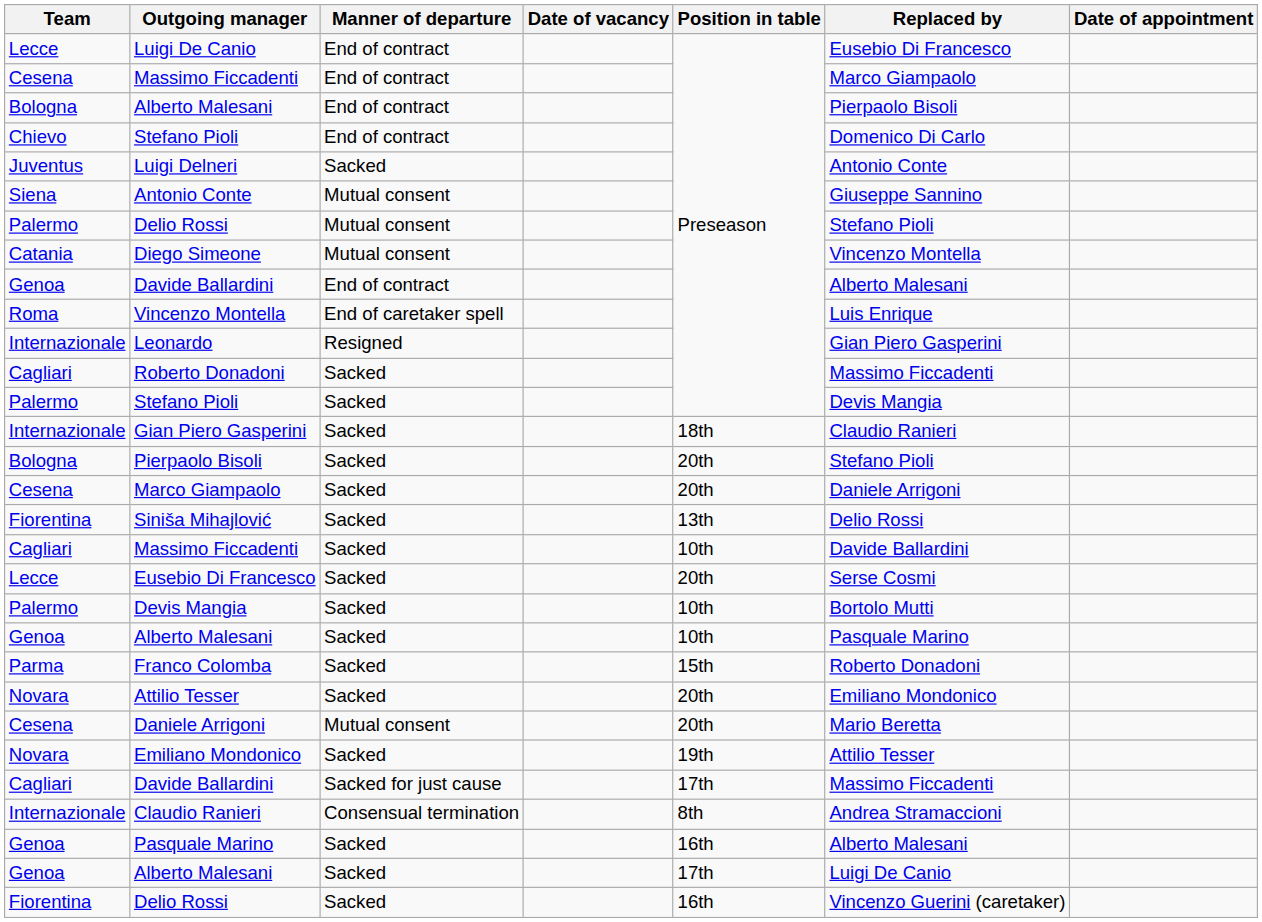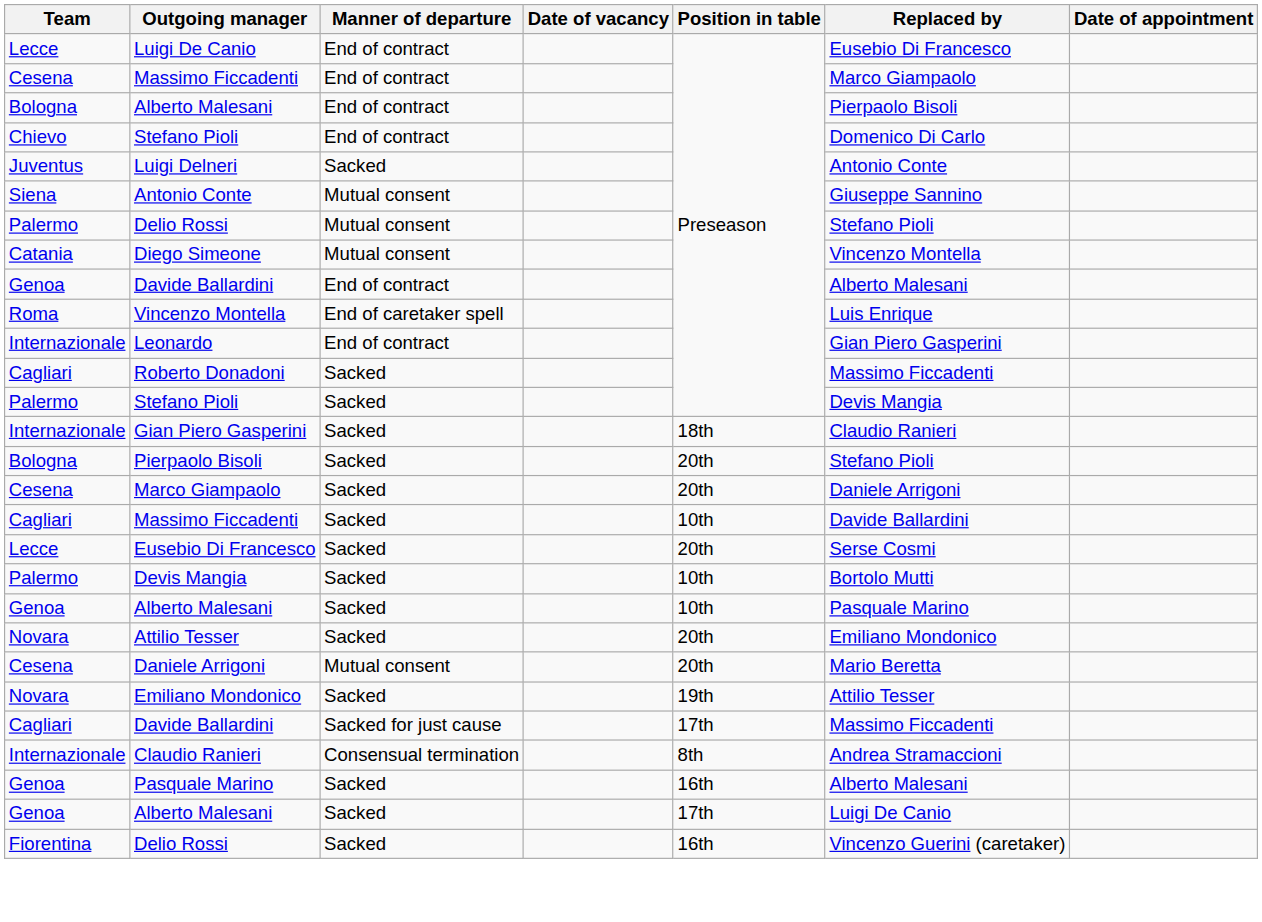(363, 343) Resigned -> (387, 343) End of contract
- row: (50, 519)
- row: (36, 666)
